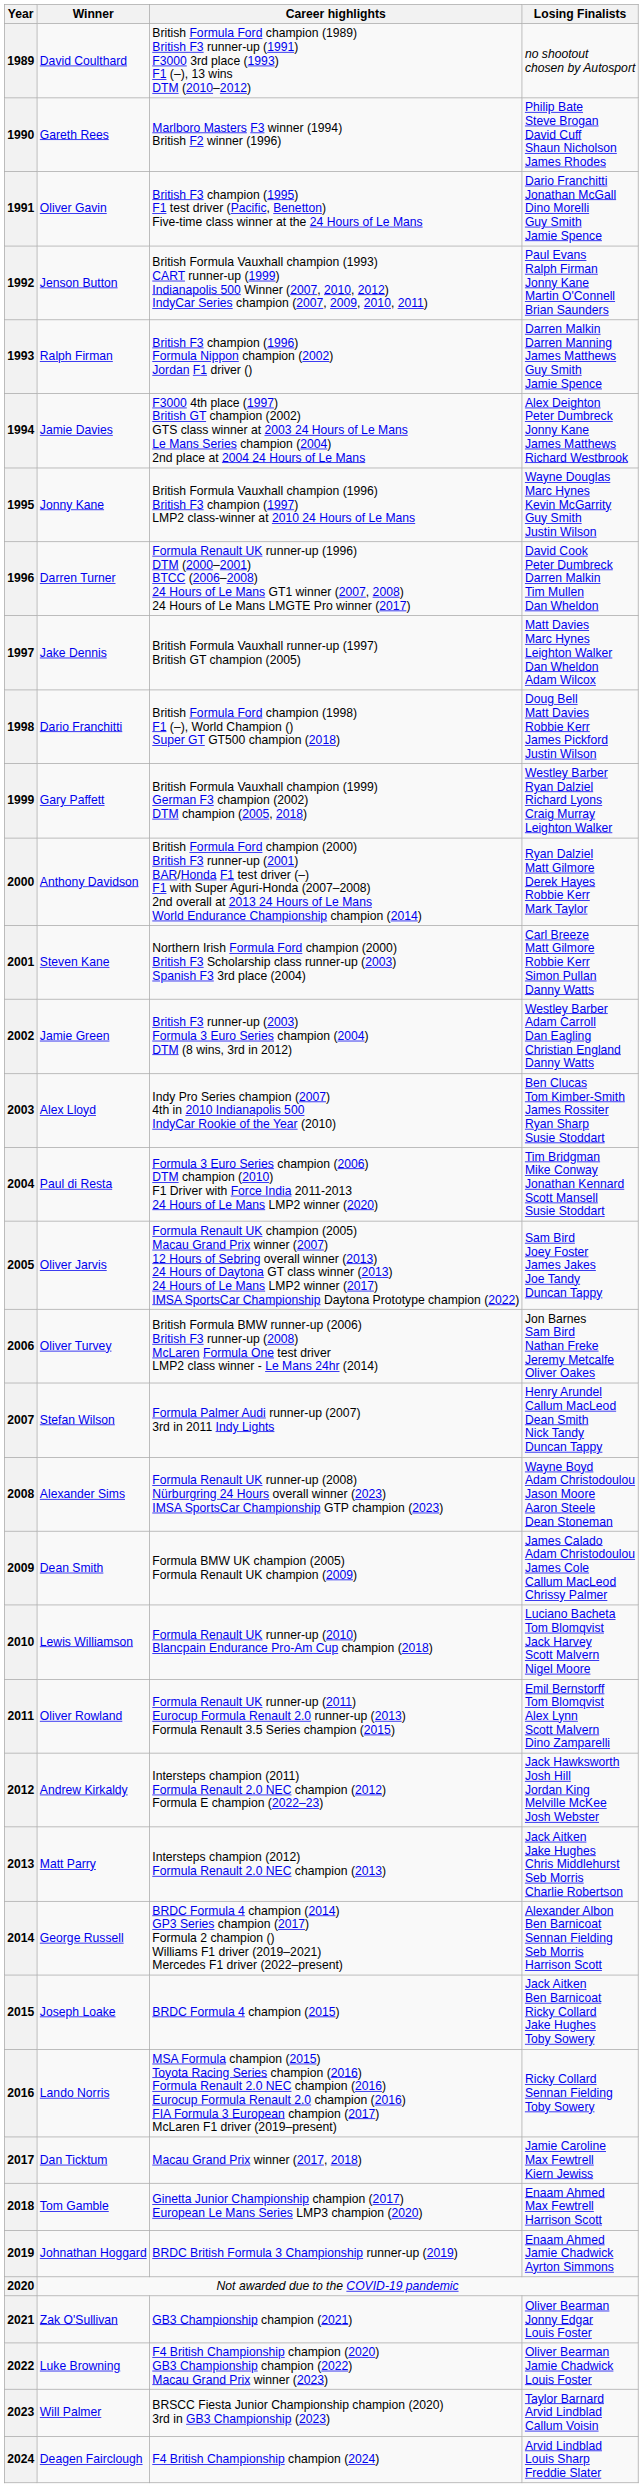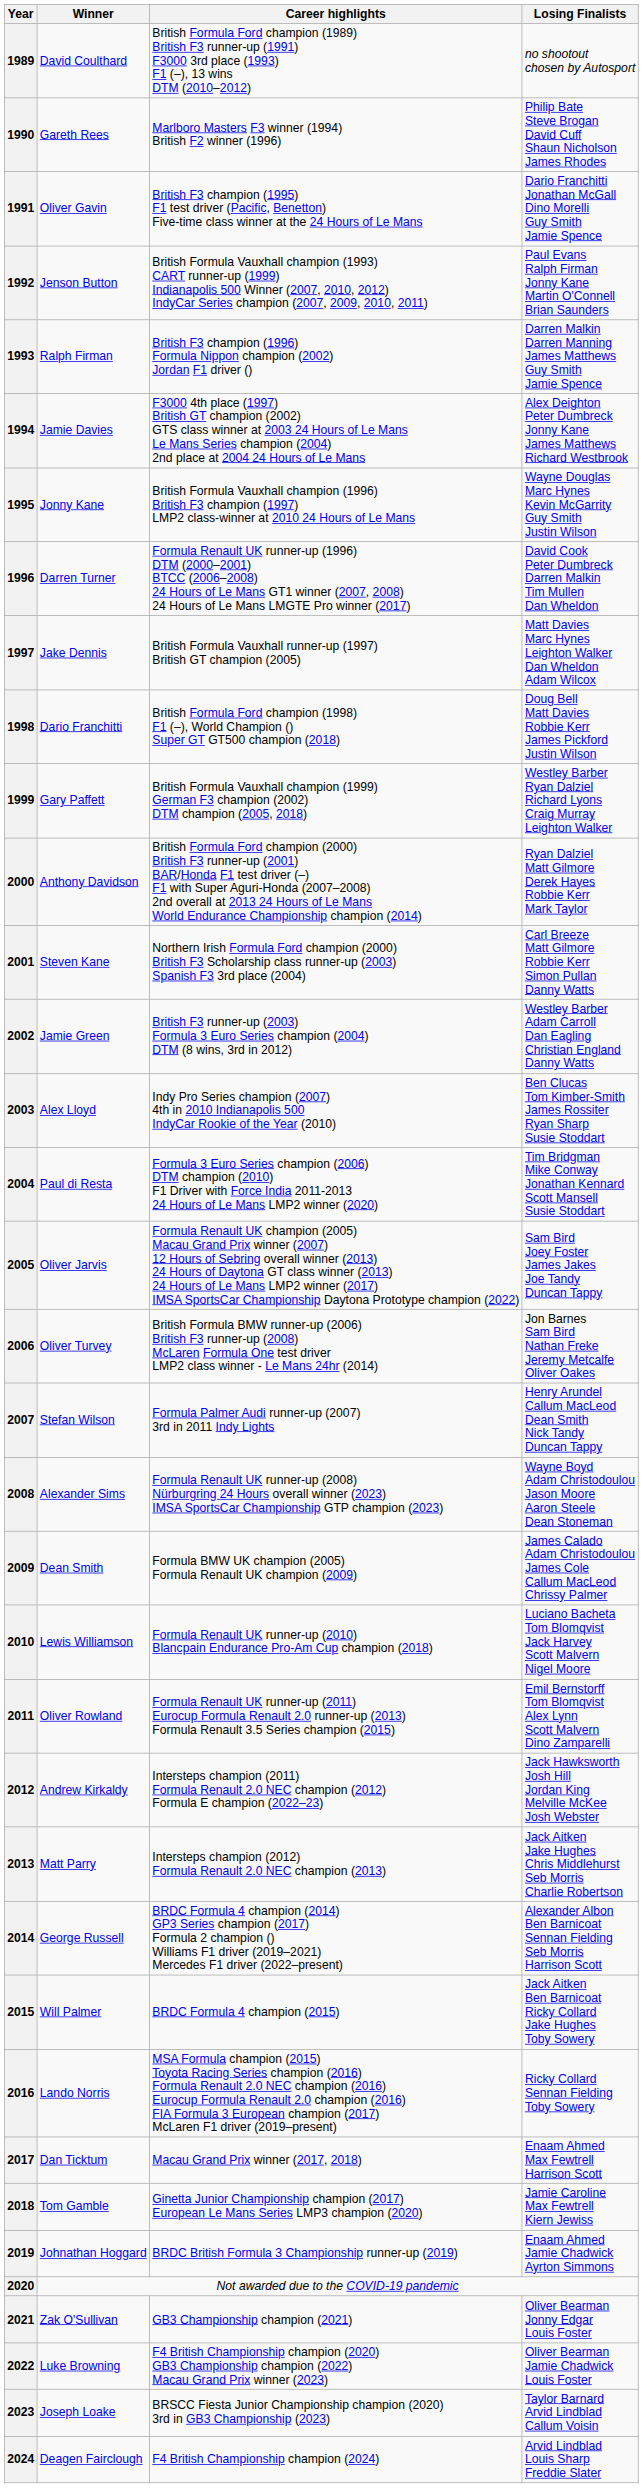(78, 2012) Joseph Loake -> (71, 2012) Will Palmer
(565, 2160) Jamie Caroline Max Fewtrell Kiern Jewiss -> (565, 2160) Enaam Ahmed Max Fewtrell Harrison Scott
(565, 2206) Enaam Ahmed Max Fewtrell Harrison Scott -> (565, 2206) Jamie Caroline Max Fewtrell Kiern Jewiss
(71, 2412) Will Palmer -> (78, 2412) Joseph Loake
